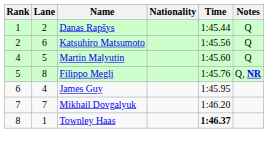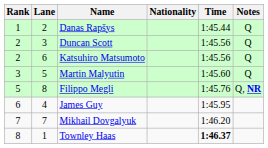+ row: (86, 43)
(18, 58) 4 -> (18, 74) 3
